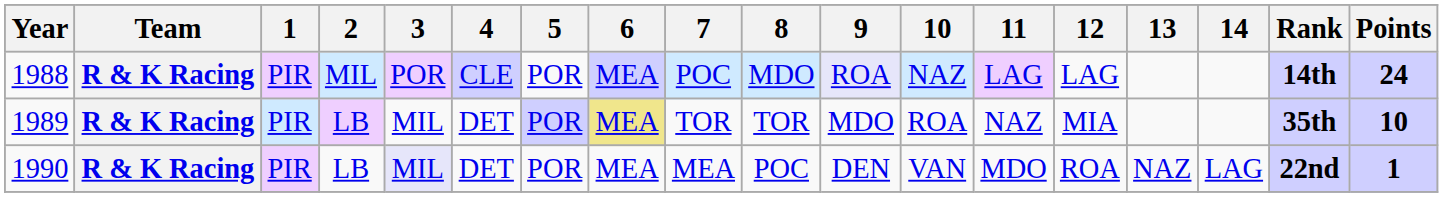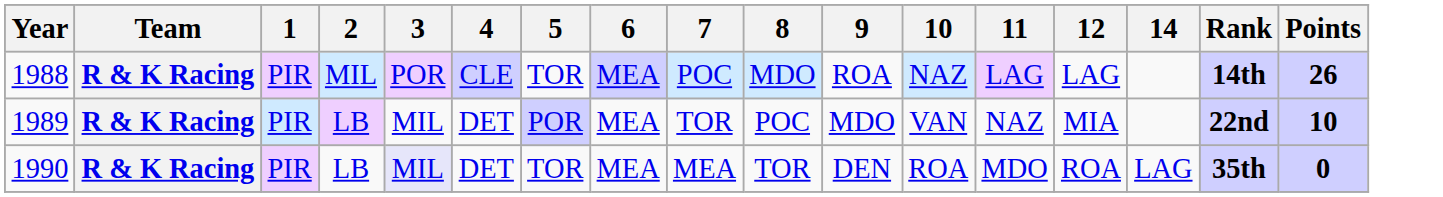- column: (1162, 28)
(555, 74) POR -> (555, 74) TOR
(861, 74) lavender background -> (862, 74) no background
(1394, 74) 24 -> (1323, 74) 26
(627, 121) khaki background -> (628, 121) no background
(781, 121) TOR -> (782, 121) POC
(937, 121) ROA -> (938, 121) VAN
(1309, 121) 35th -> (1239, 121) 22nd
(555, 168) POR -> (555, 168) TOR
(781, 168) POC -> (782, 168) TOR
(937, 168) VAN -> (938, 168) ROA
(1309, 168) 22nd -> (1239, 168) 35th
(1394, 168) 1 -> (1323, 168) 0
